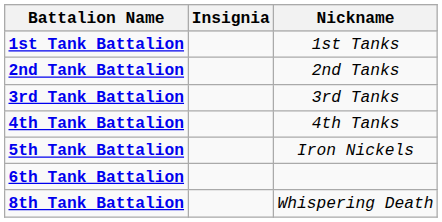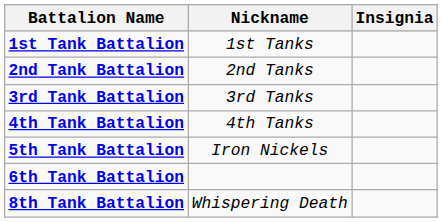columns swapped: (231, 18) <-> (356, 18)
